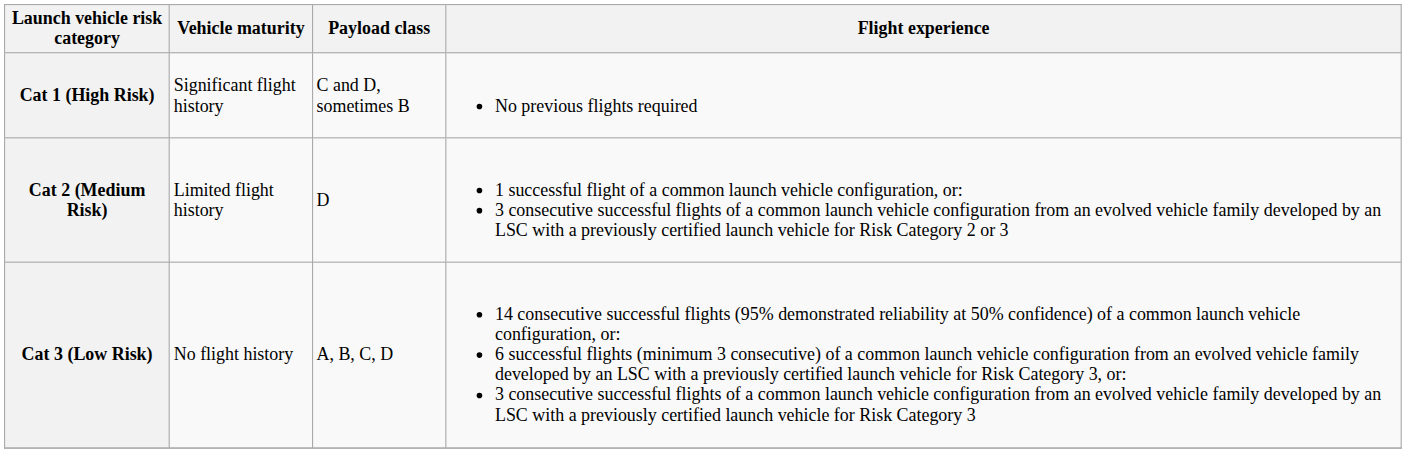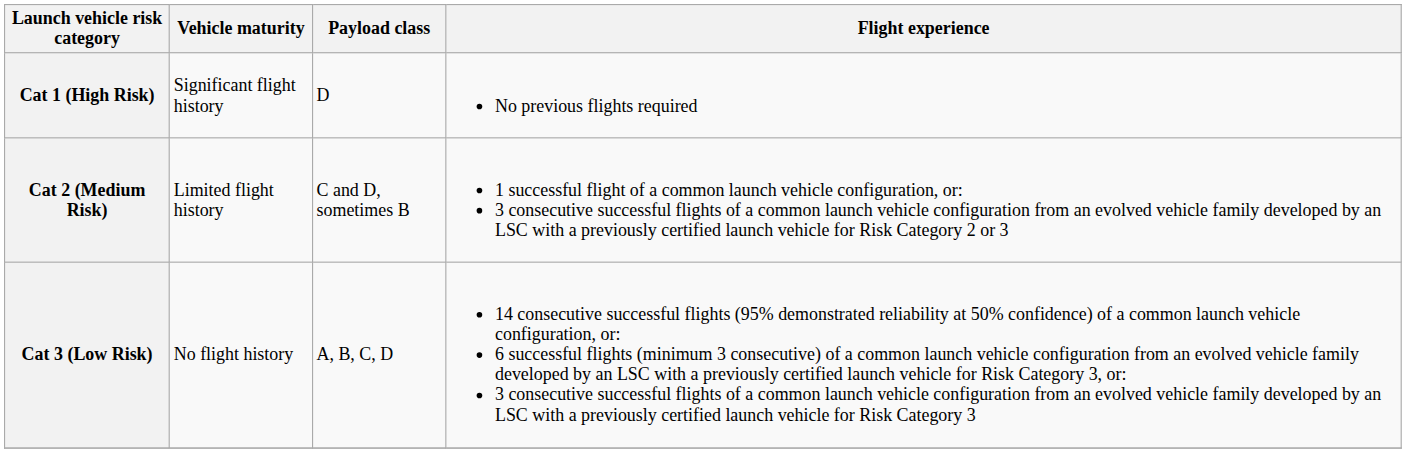(363, 95) C and D, sometimes B -> (323, 95) D
(323, 199) D -> (363, 199) C and D, sometimes B
